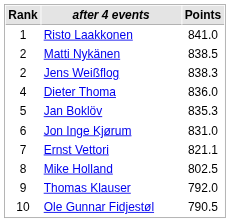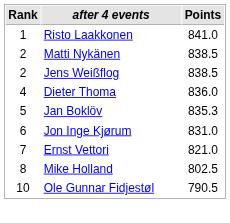(203, 73) 838.3 -> (203, 73) 838.5
(203, 150) 821.1 -> (203, 150) 821.0
- row: (87, 188)
